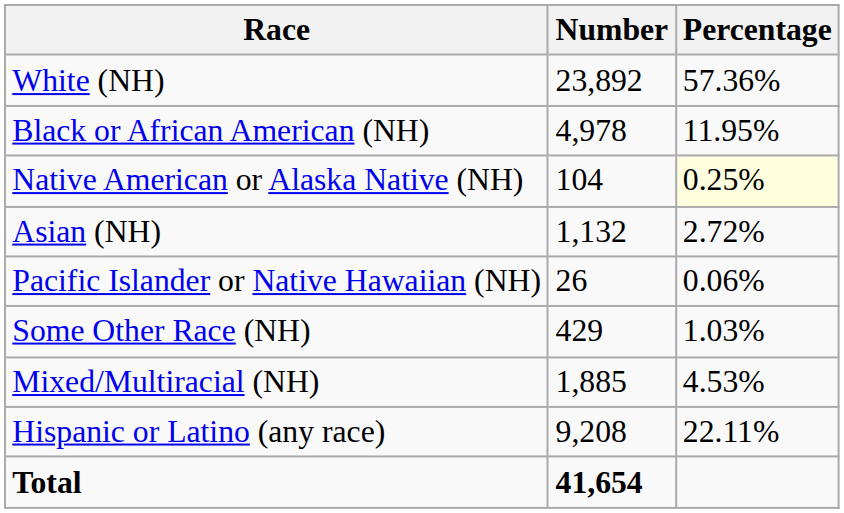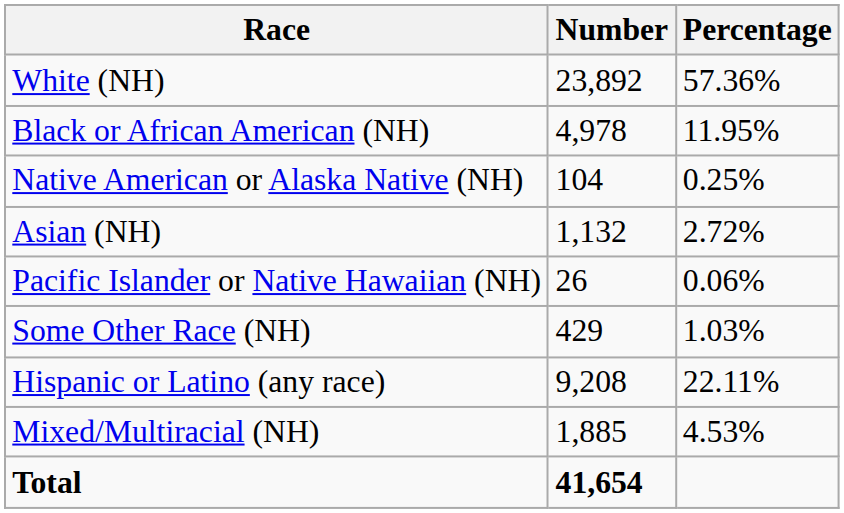(724, 180) lightyellow background -> (724, 180) no background
rows swapped: (166, 381) <-> (199, 431)
